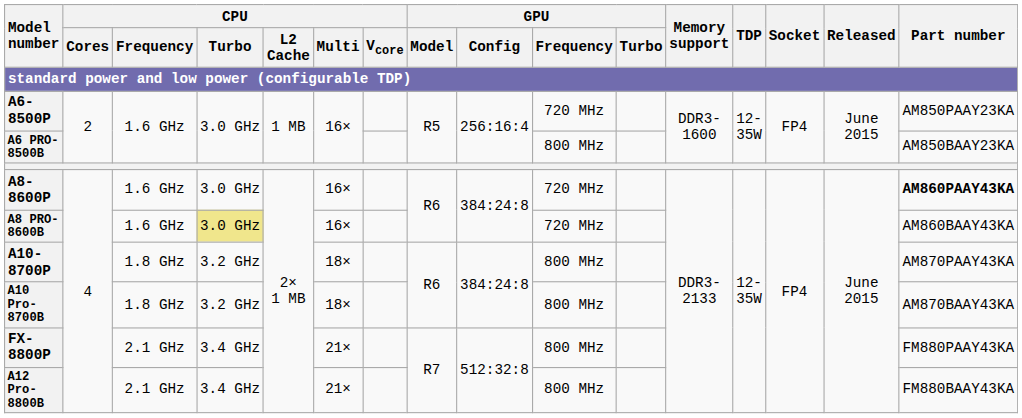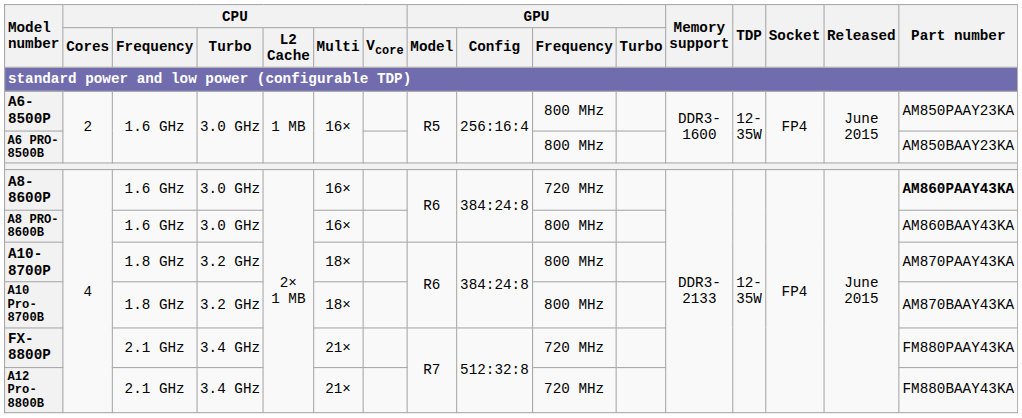(574, 111) 720 MHz -> (574, 111) 800 MHz
(230, 226) khaki background -> (230, 226) no background
(574, 226) 720 MHz -> (574, 226) 800 MHz
(574, 347) 800 MHz -> (574, 347) 720 MHz
(574, 390) 800 MHz -> (574, 390) 720 MHz
